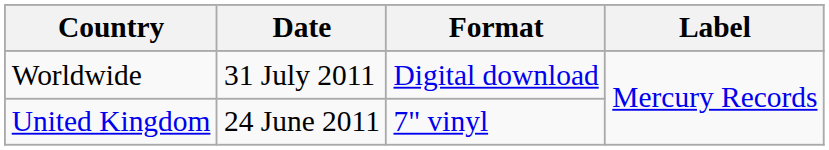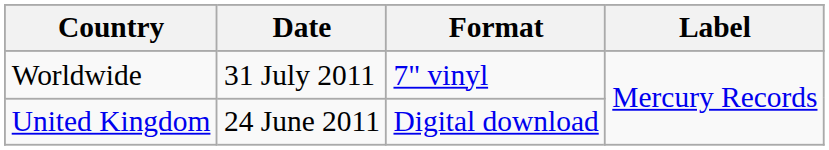(496, 74) Digital download -> (441, 74) 7" vinyl
(441, 121) 7" vinyl -> (496, 121) Digital download
